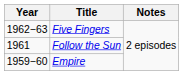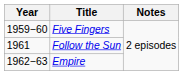(27, 29) 1962−63 -> (27, 29) 1959−60
(27, 62) 1959−60 -> (27, 62) 1962−63
